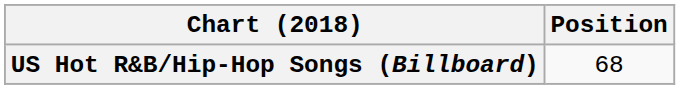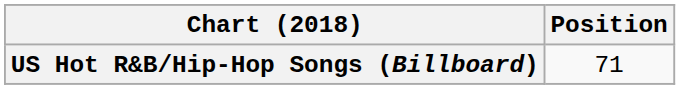(609, 65) 68 -> (609, 65) 71
